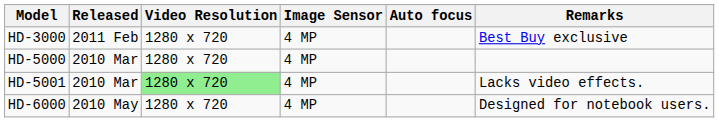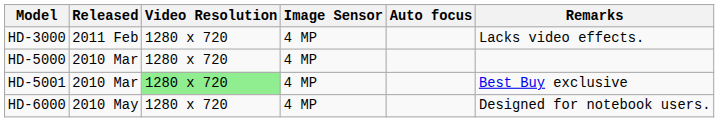(553, 38) Best Buy exclusive -> (562, 38) Lacks video effects.
(562, 83) Lacks video effects. -> (553, 83) Best Buy exclusive
